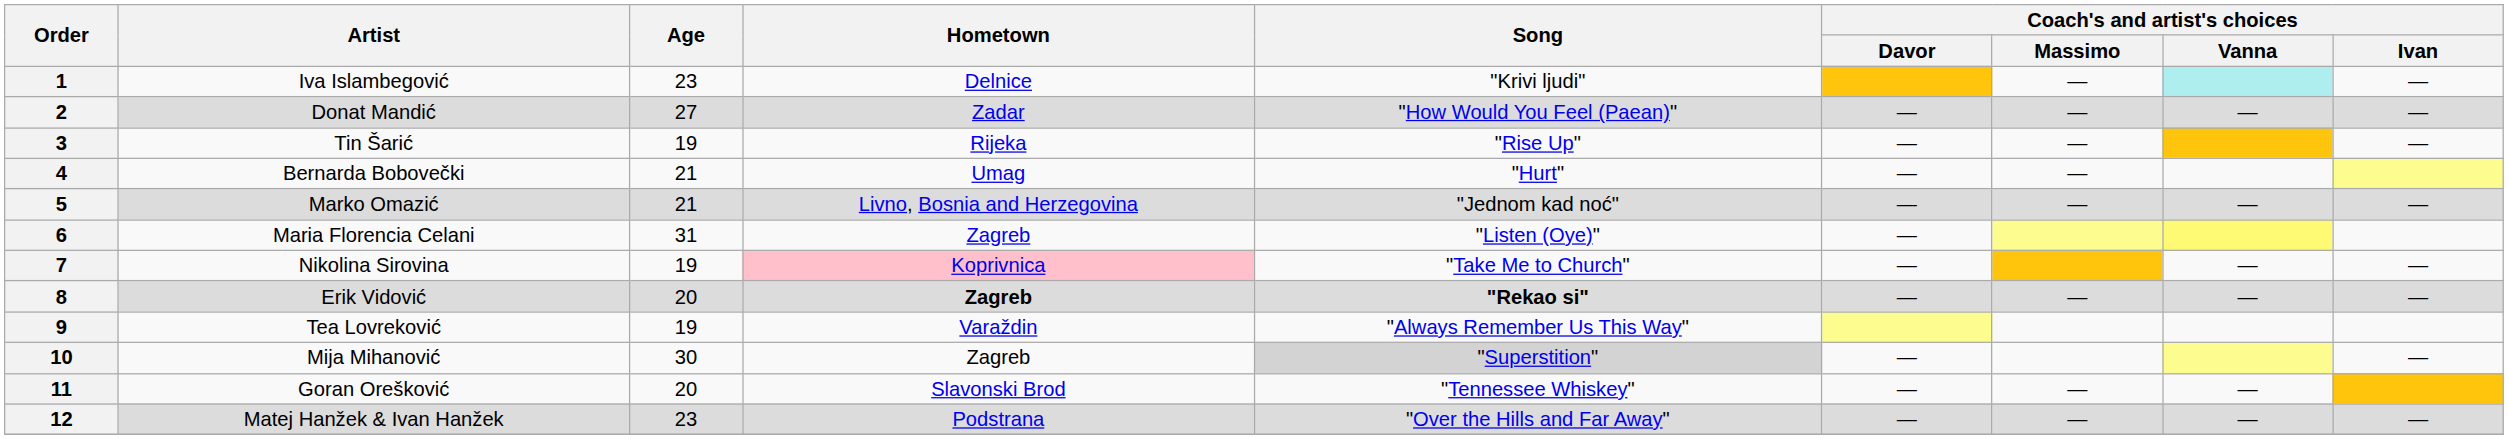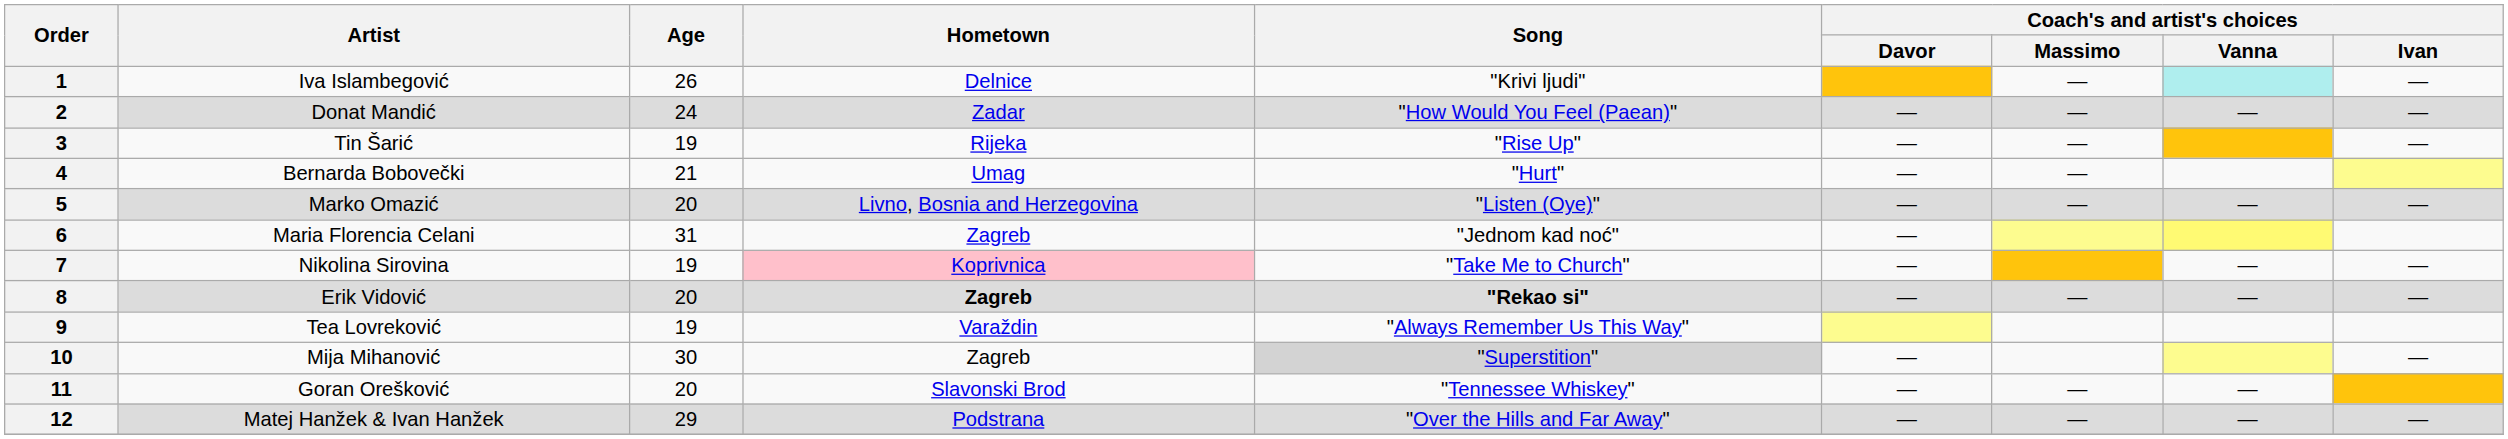(686, 81) 23 -> (686, 81) 26
(686, 112) 27 -> (686, 112) 24
(686, 204) 21 -> (686, 204) 20
(1538, 204) "Jednom kad noć" -> (1538, 204) "Listen (Oye)"
(1538, 235) "Listen (Oye)" -> (1538, 235) "Jednom kad noć"
(686, 419) 23 -> (686, 419) 29
